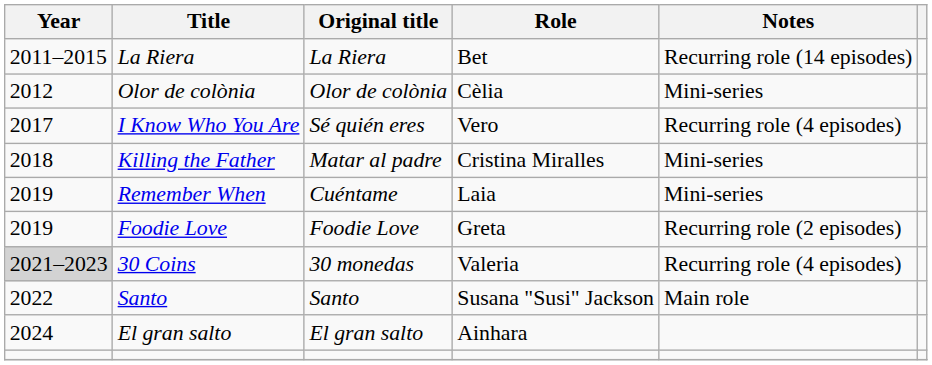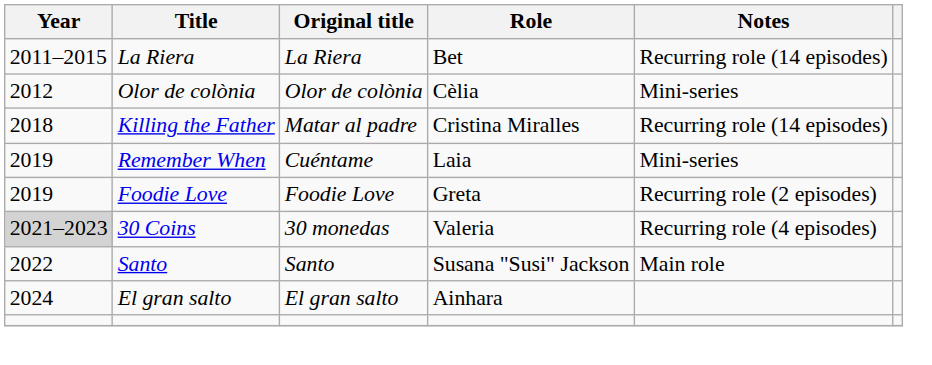- row: (209, 125)
(714, 159) Mini-series -> (764, 125) Recurring role (14 episodes)
